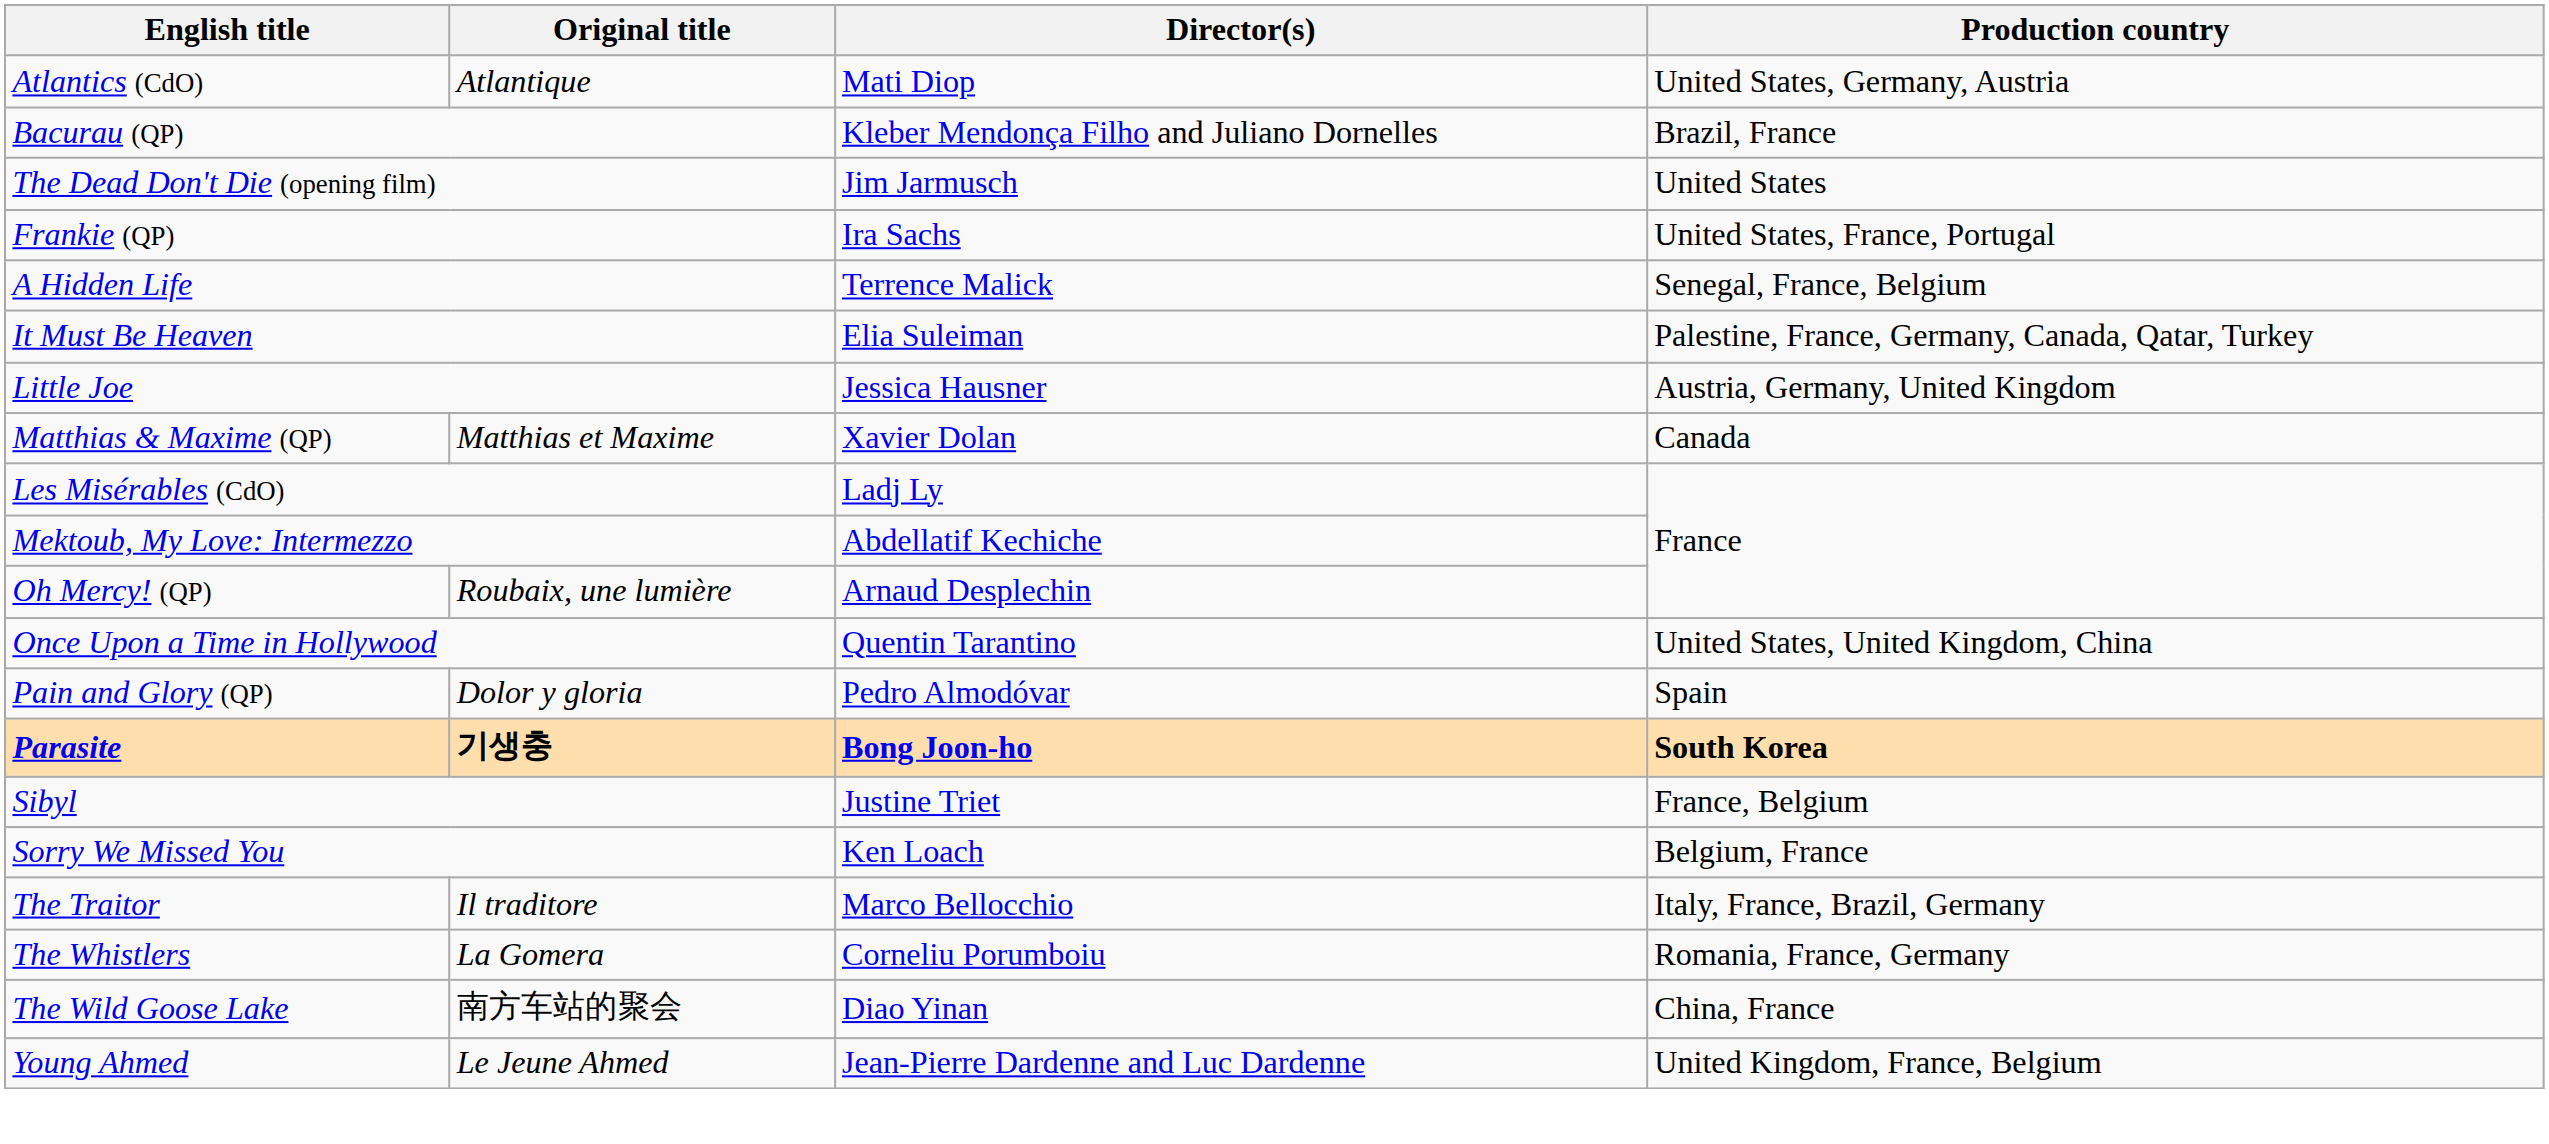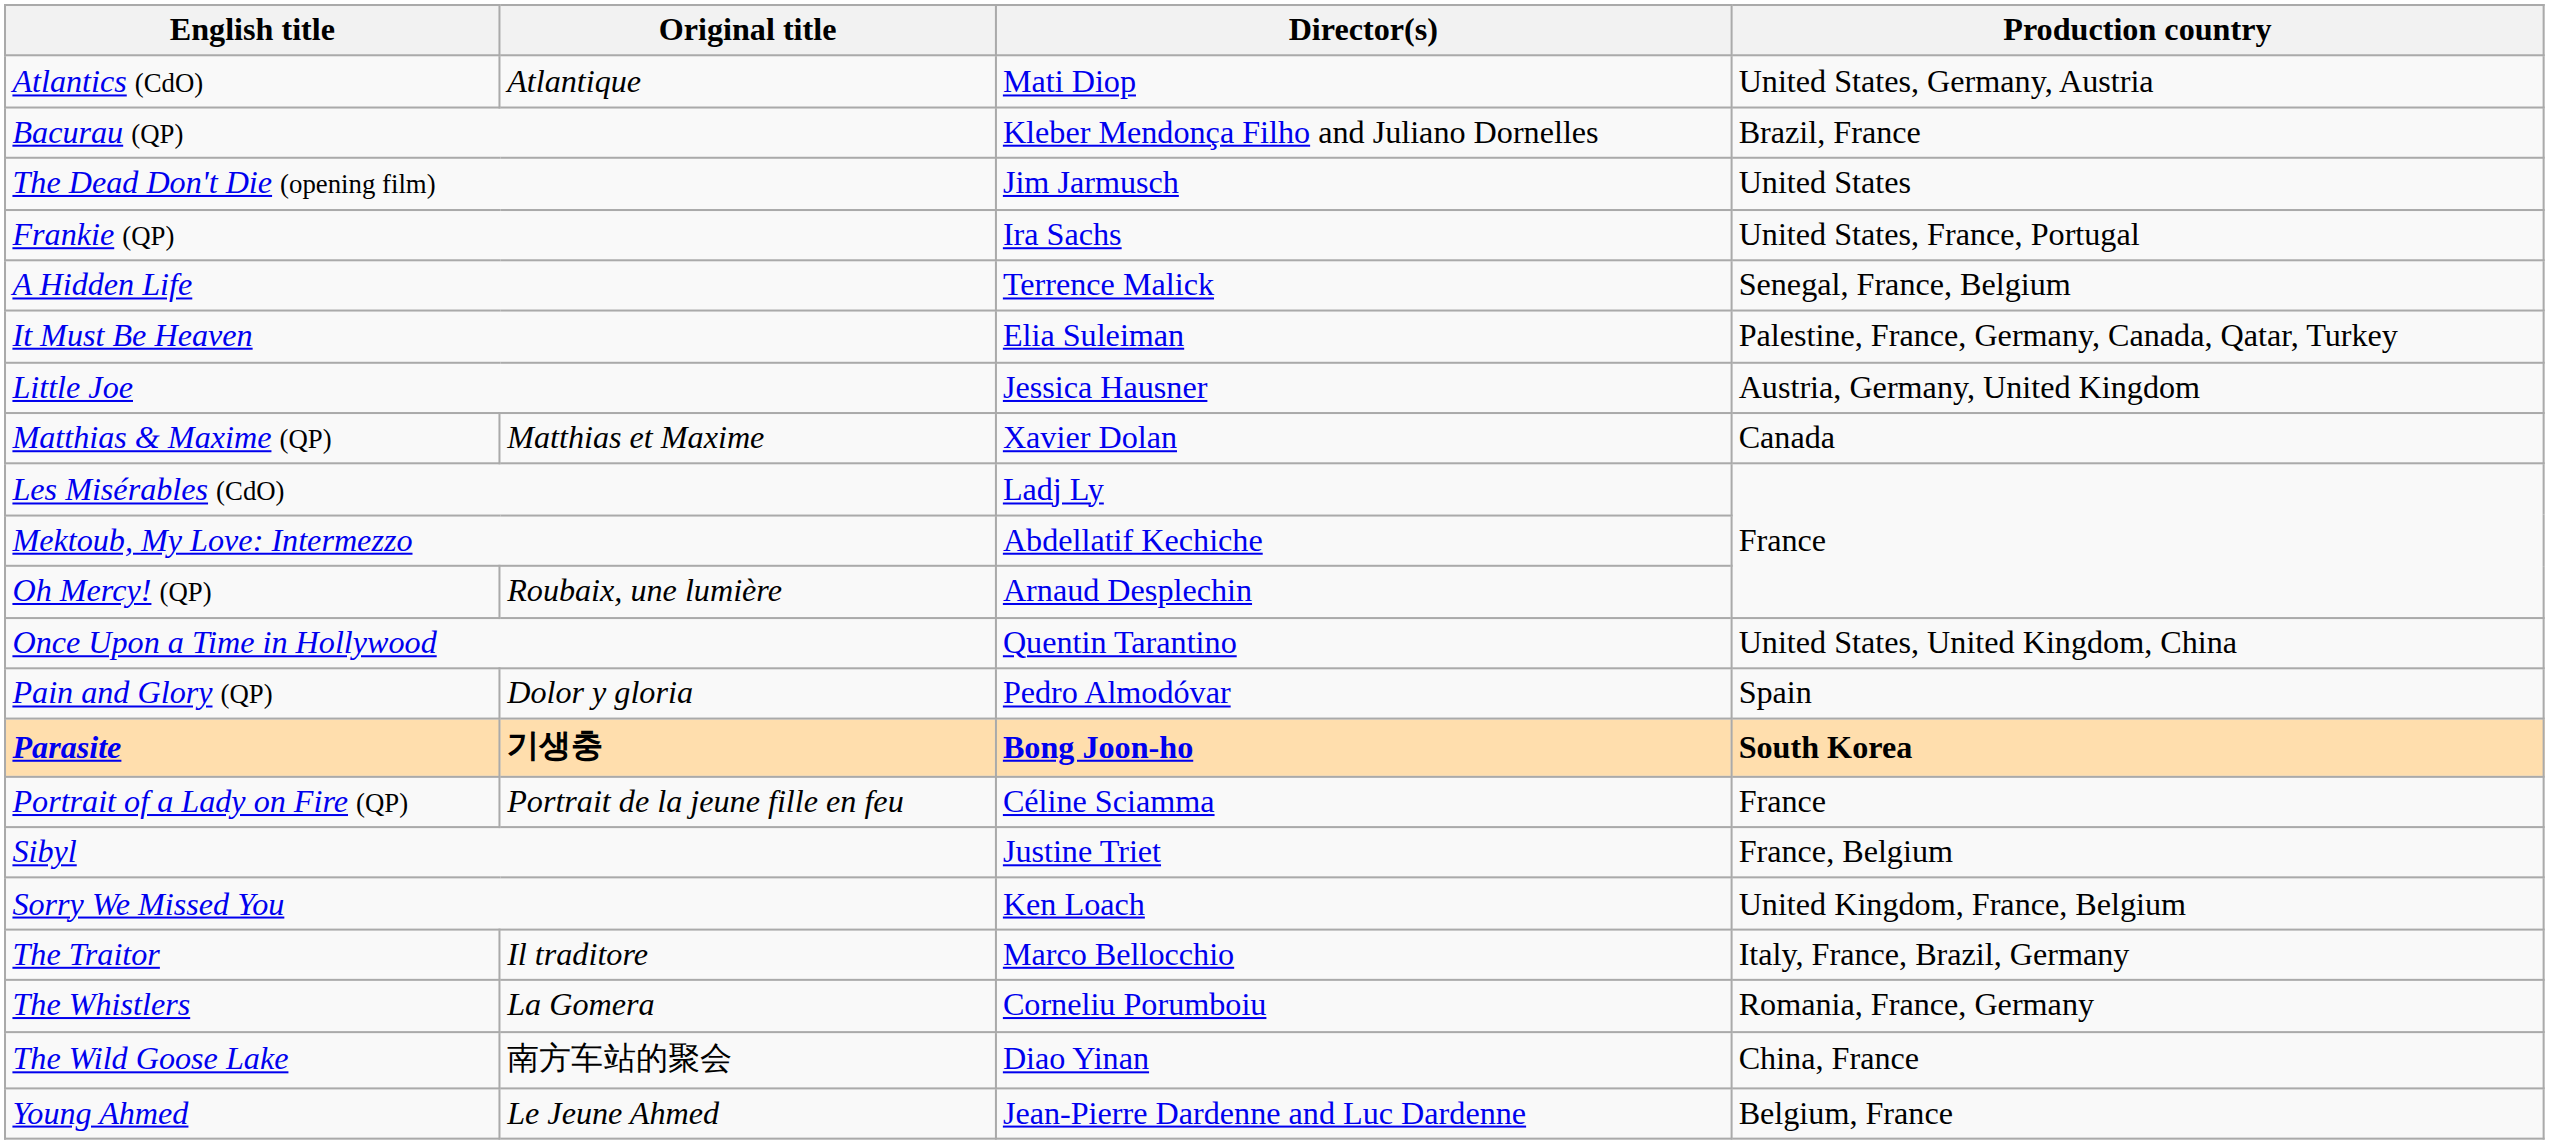+ row: (210, 801)
(1761, 852) Belgium, France -> (1962, 903) United Kingdom, France, Belgium
(1878, 1062) United Kingdom, France, Belgium -> (1846, 1113) Belgium, France
